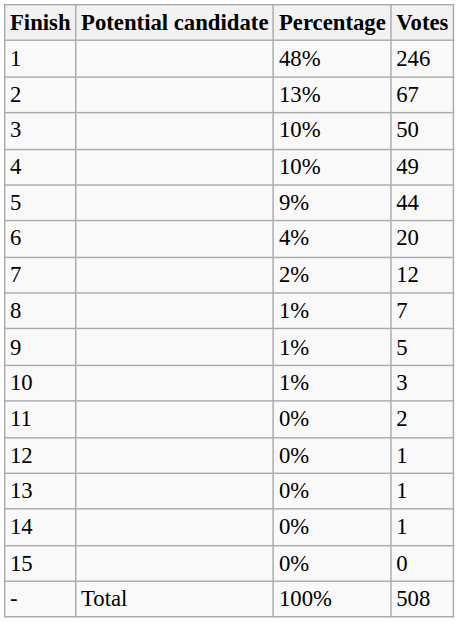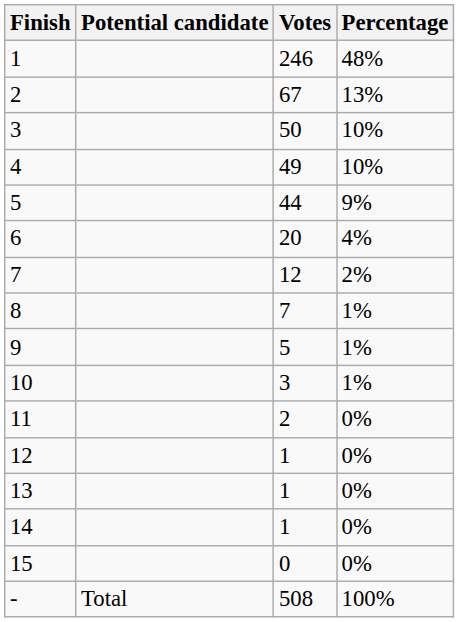columns swapped: (332, 22) <-> (422, 22)
